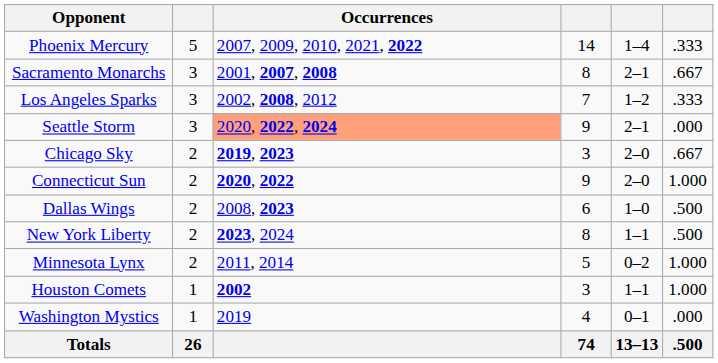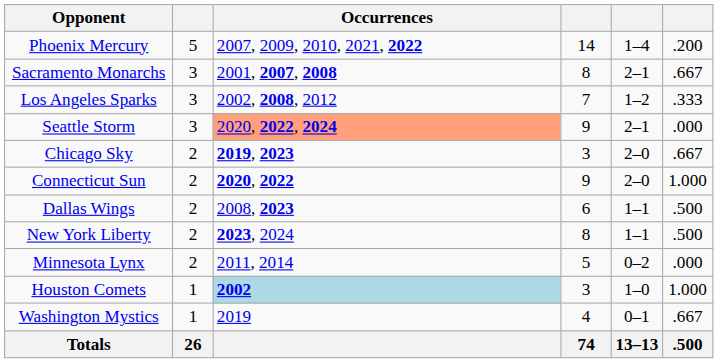(688, 45) .333 -> (688, 45) .200
(637, 208) 1–0 -> (637, 208) 1–1
(688, 262) 1.000 -> (688, 262) .000
(234, 289) no background -> (234, 289) lightblue background
(637, 289) 1–1 -> (637, 289) 1–0
(688, 316) .000 -> (688, 316) .667
